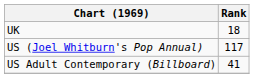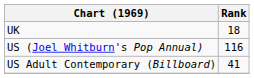(234, 47) 117 -> (234, 47) 116
